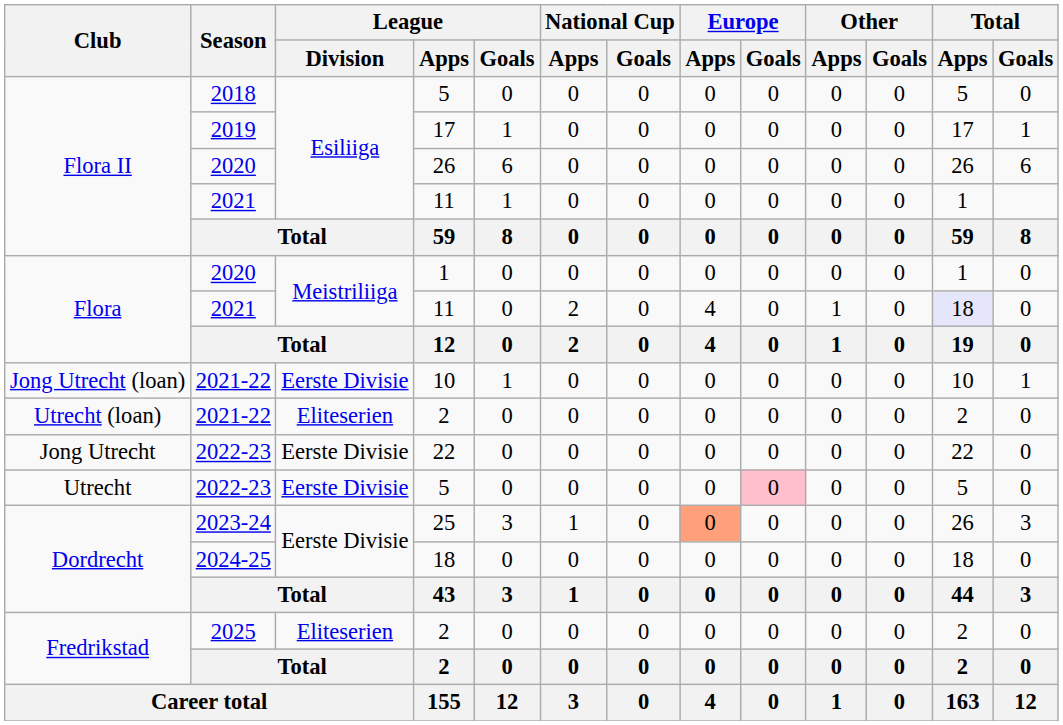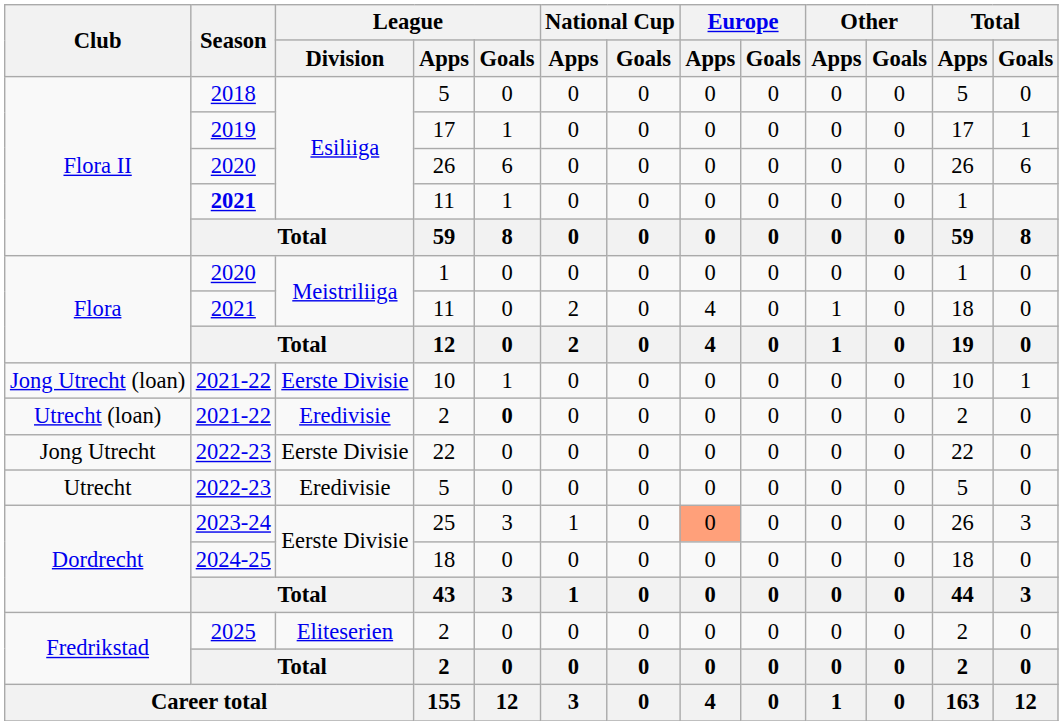(233, 201) normal -> (233, 201) bold
(963, 308) lavender background -> (963, 308) no background
(345, 415) Eliteserien -> (345, 415) Eredivisie
(507, 415) normal -> (507, 415) bold
(345, 487) Eerste Divisie -> (345, 487) Eredivisie
(773, 487) pink background -> (773, 487) no background
